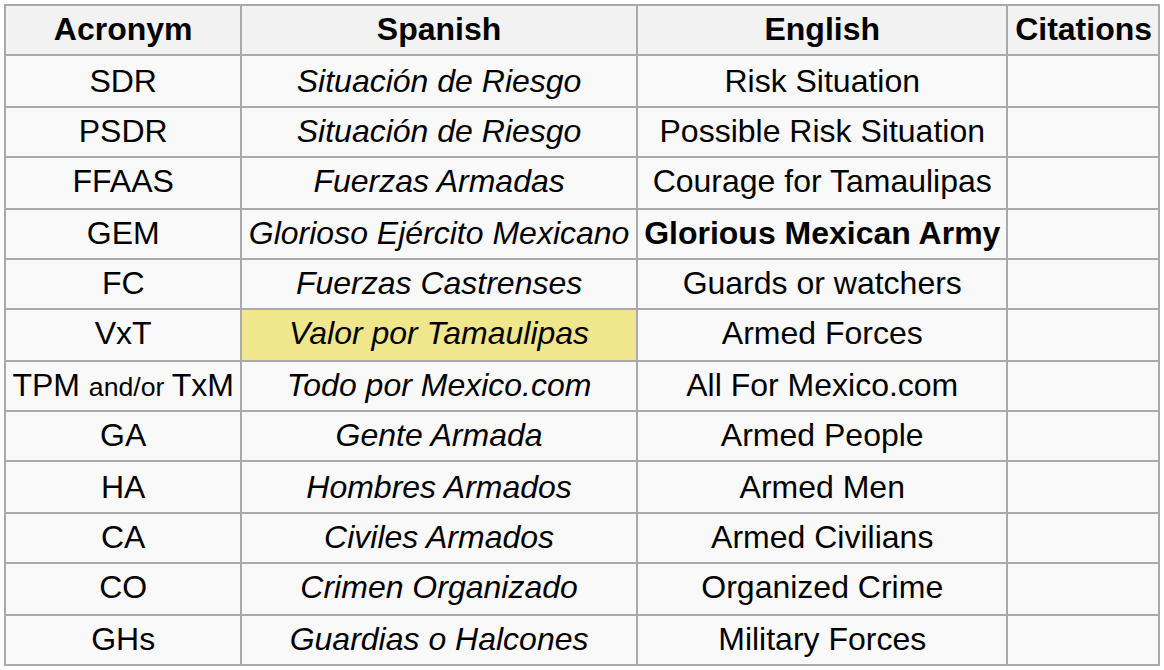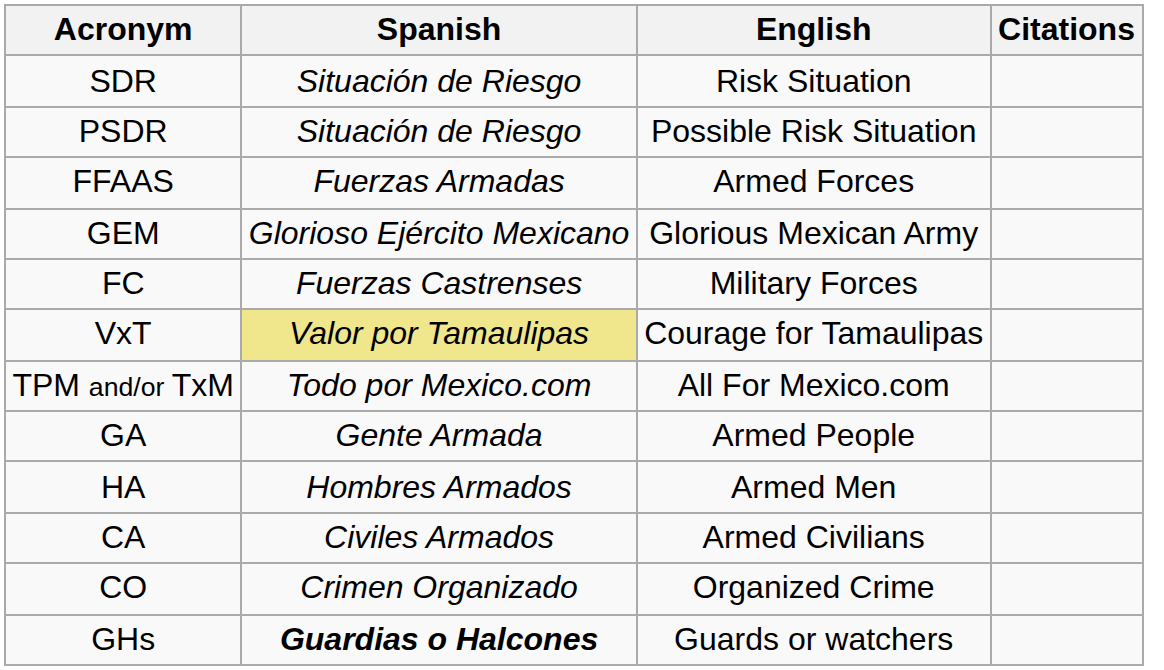(822, 182) Courage for Tamaulipas -> (814, 182) Armed Forces
(822, 232) bold -> (814, 232) normal
(822, 283) Guards or watchers -> (814, 283) Military Forces
(822, 334) Armed Forces -> (814, 334) Courage for Tamaulipas
(439, 638) normal -> (439, 638) bold
(822, 638) Military Forces -> (814, 638) Guards or watchers
